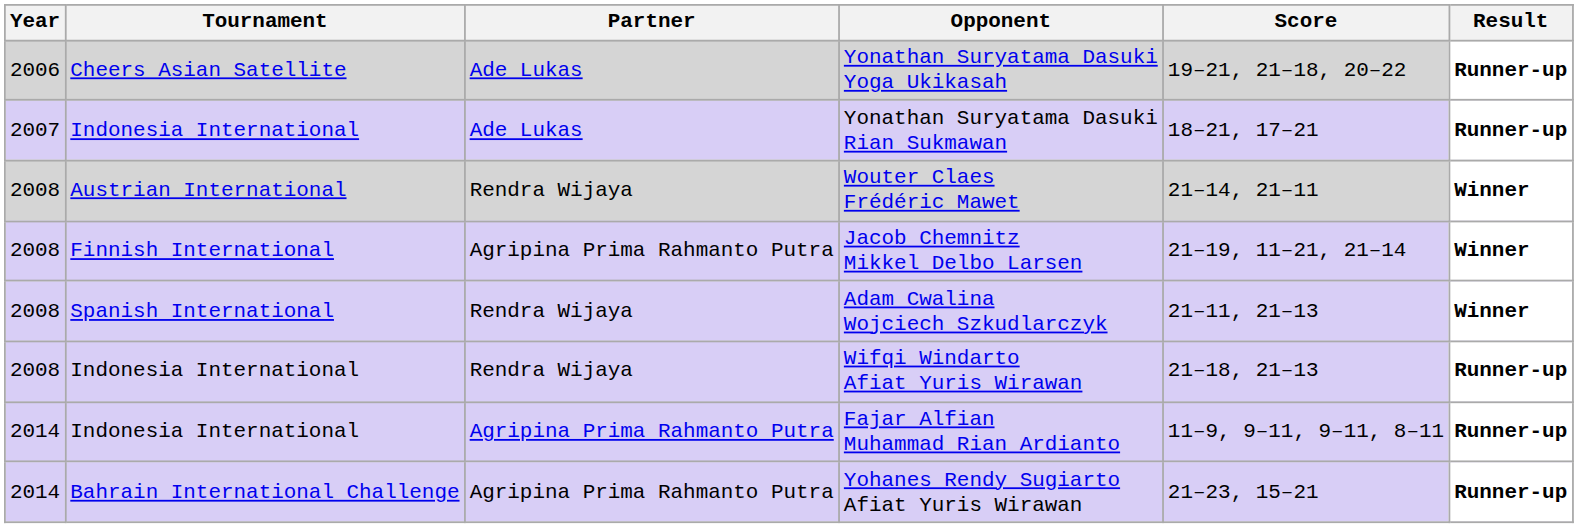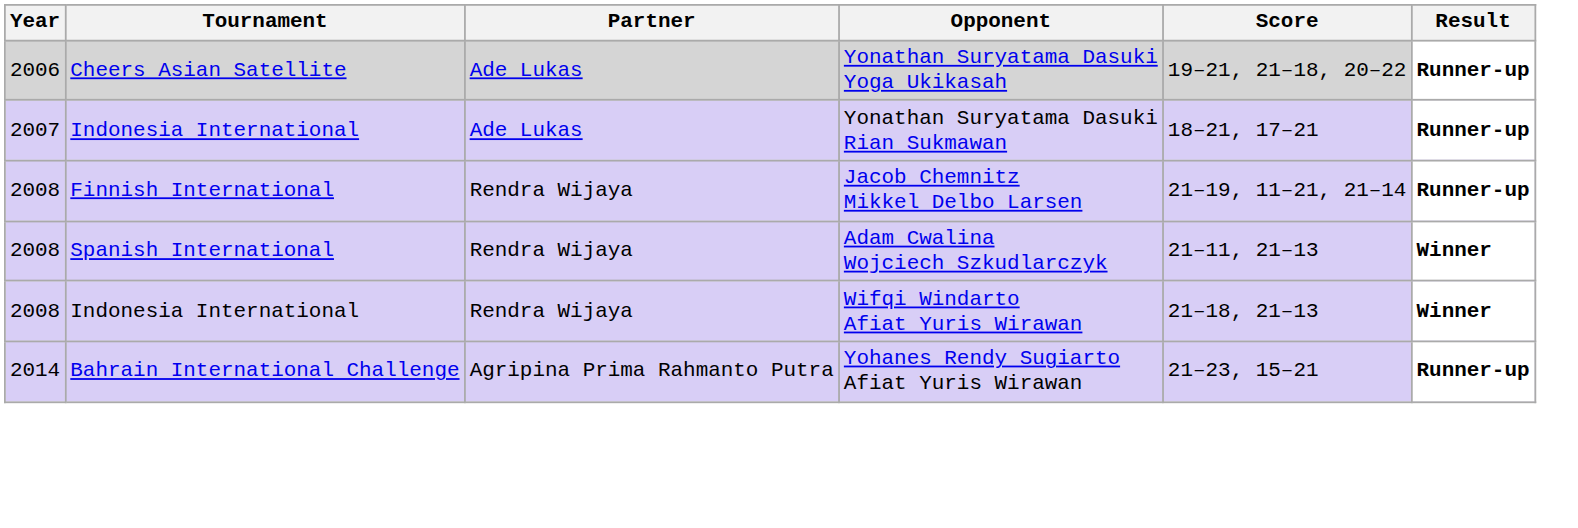- row: (932, 190)
(652, 251) Agripina Prima Rahmanto Putra -> (551, 190) Rendra Wijaya
(1492, 251) Winner -> (1473, 190) Runner-up
(1511, 371) Runner-up -> (1454, 311) Winner
- row: (982, 431)
